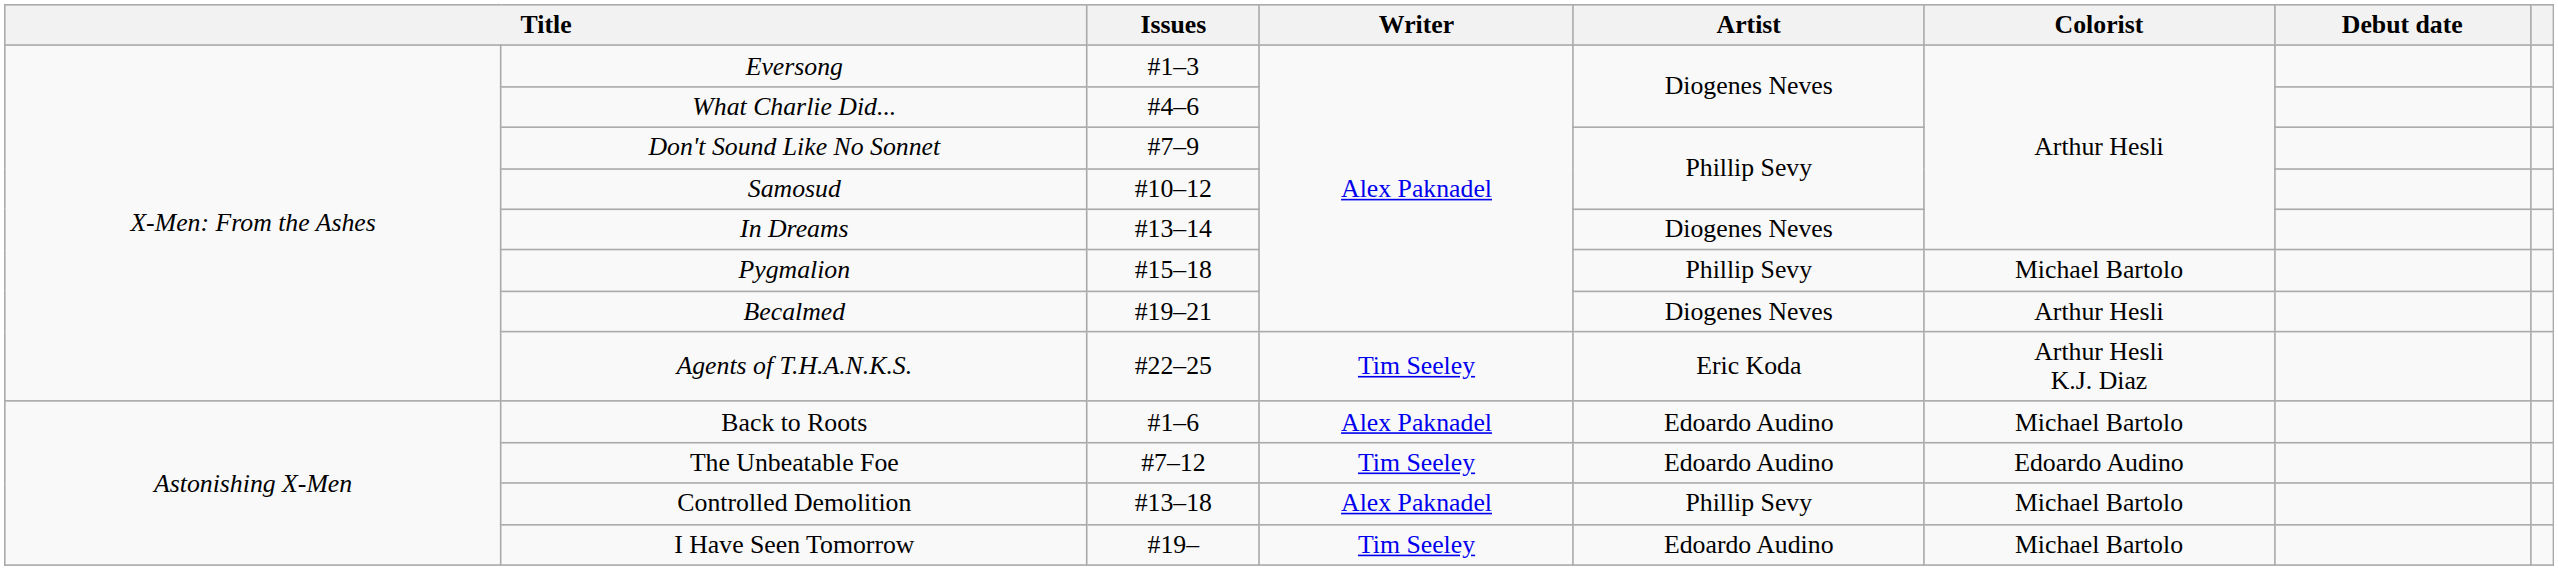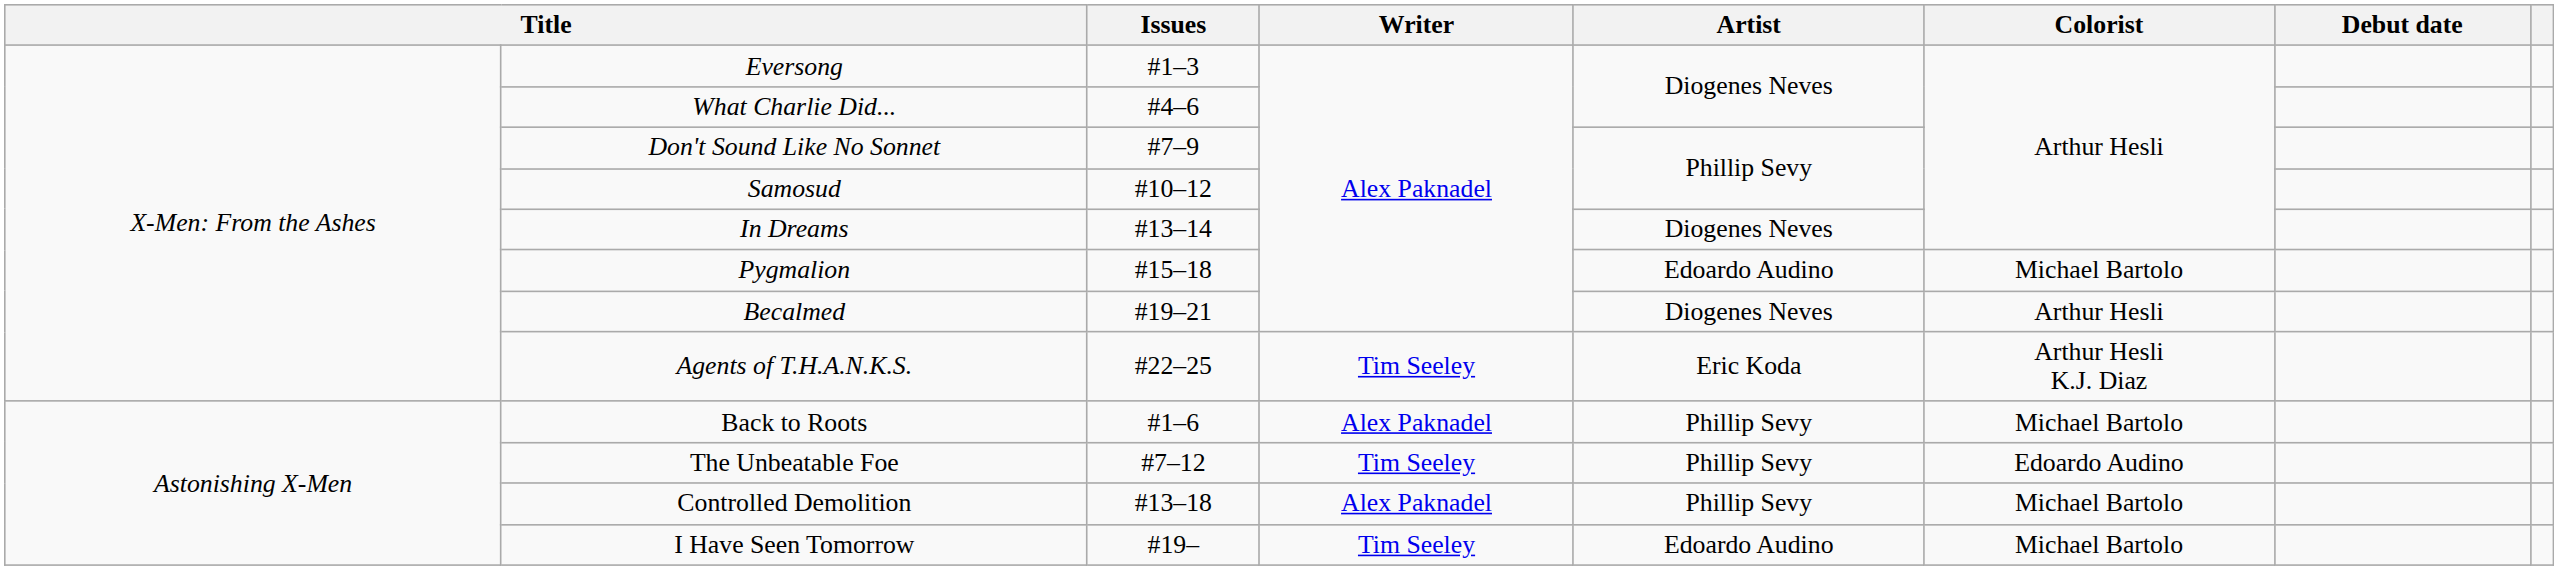(1749, 270) Phillip Sevy -> (1749, 270) Edoardo Audino
(1749, 421) Edoardo Audino -> (1749, 421) Phillip Sevy
(1749, 462) Edoardo Audino -> (1749, 462) Phillip Sevy
